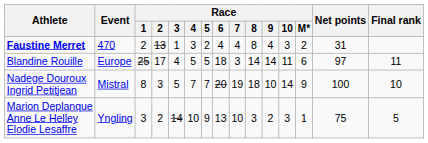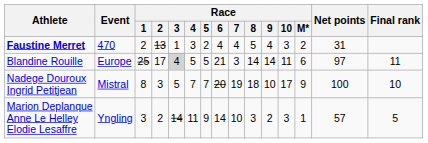(254, 45) 8 -> (253, 45) 5
(177, 62) no background -> (177, 62) lightgrey background
(221, 62) 18 -> (220, 62) 21
(287, 84) 14 -> (286, 84) 17
(193, 119) 10 -> (193, 119) 11
(221, 119) 13 -> (220, 119) 14
(341, 119) 75 -> (340, 119) 57
